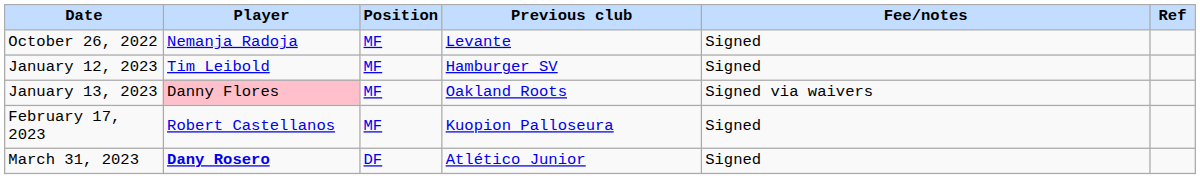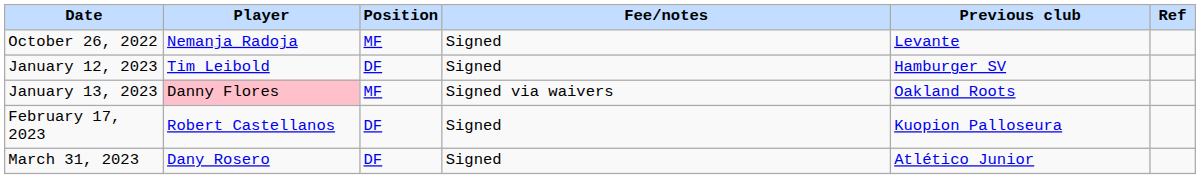columns swapped: (572, 18) <-> (926, 18)
(373, 68) MF -> (373, 68) DF
(373, 127) MF -> (373, 127) DF
(218, 161) bold -> (218, 161) normal
